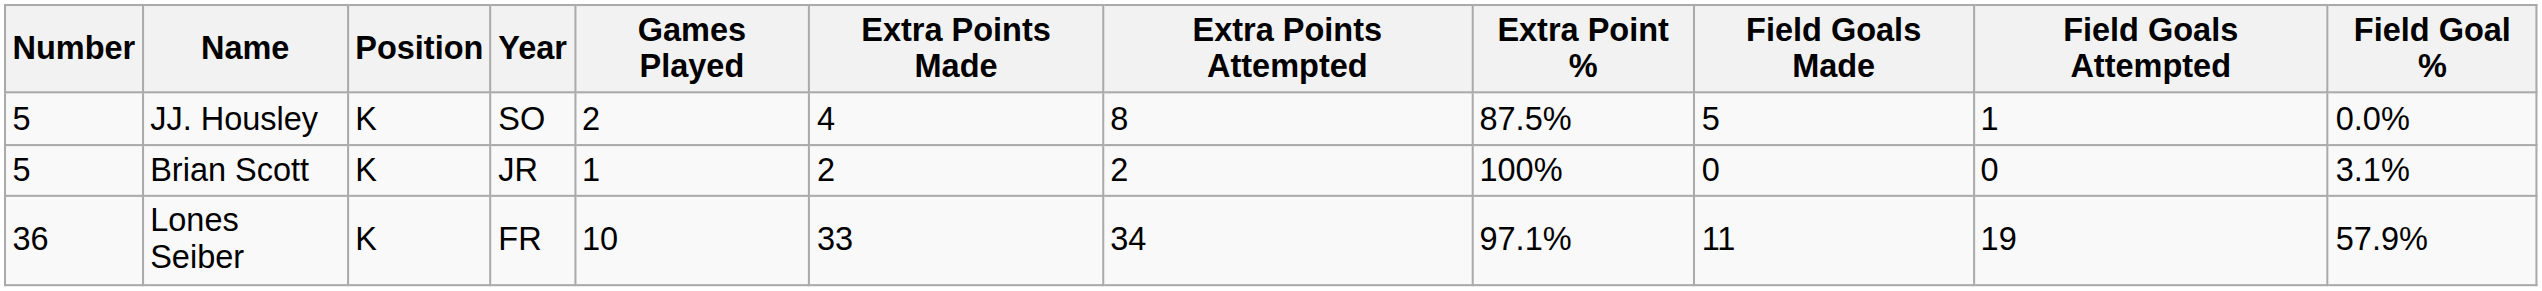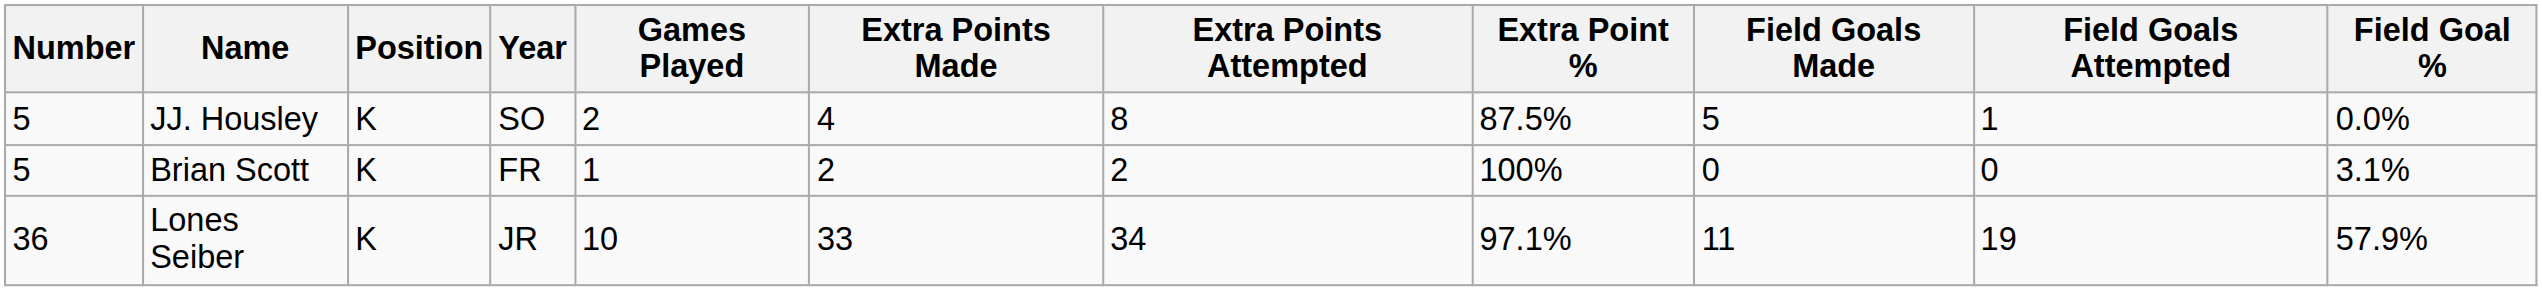(518, 169) JR -> (520, 169) FR
(520, 239) FR -> (518, 239) JR
